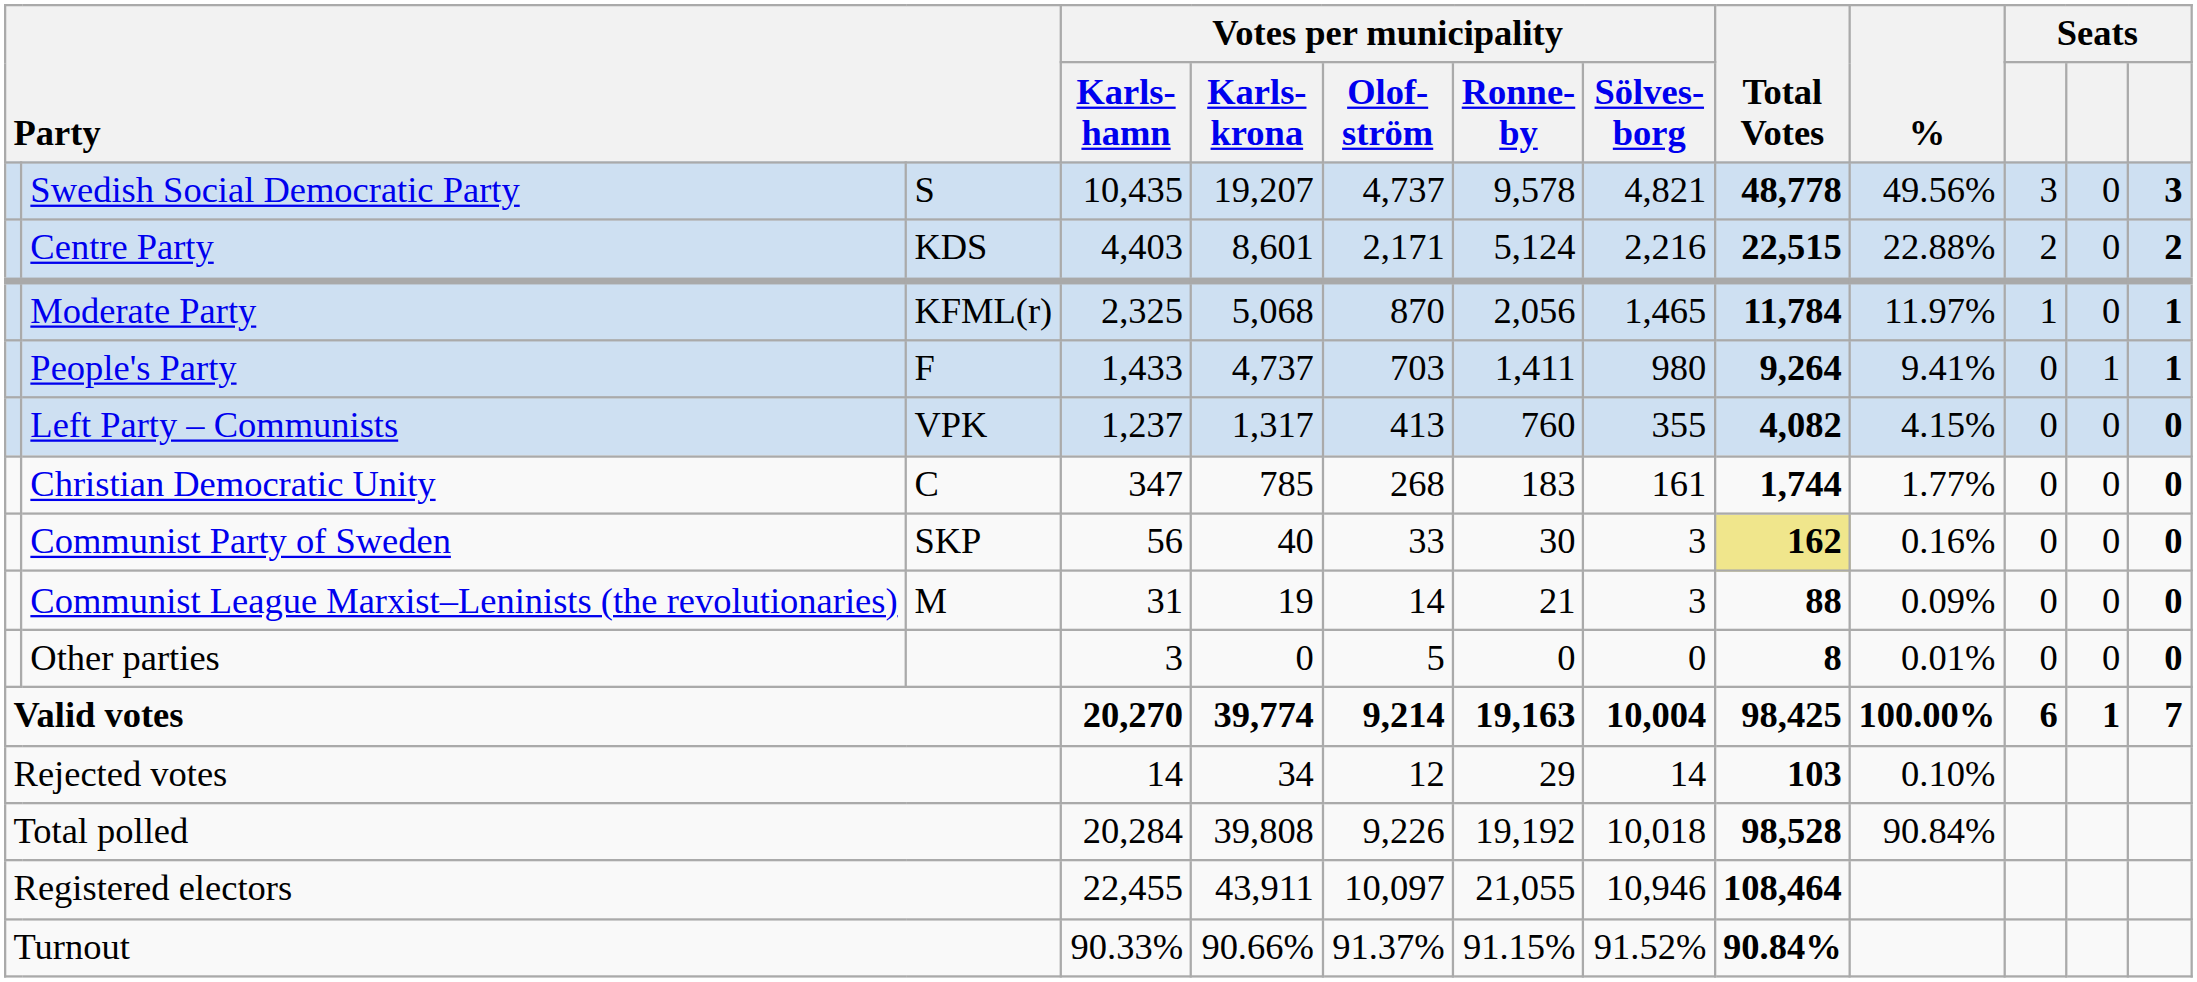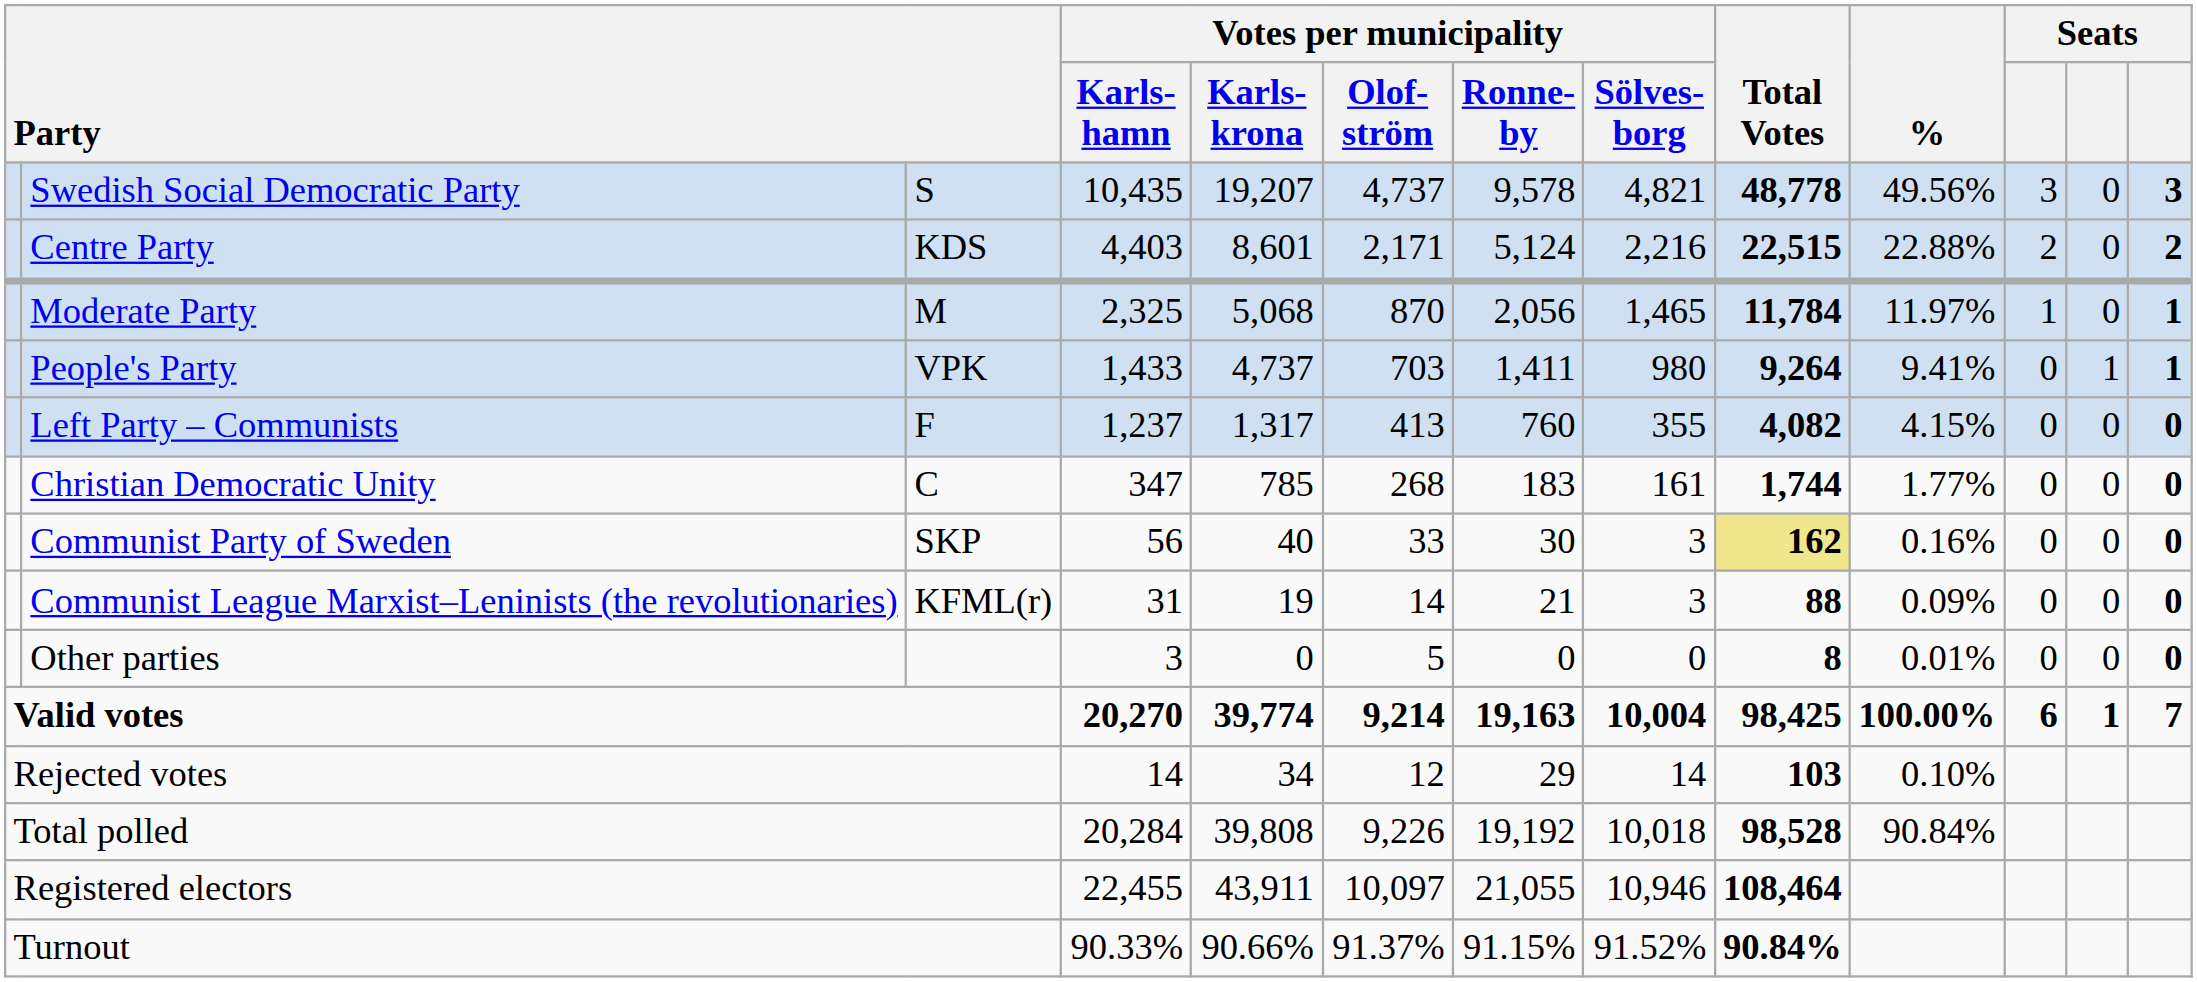(983, 310) KFML(r) -> (931, 310) M
(925, 368) F -> (951, 368) VPK
(951, 426) VPK -> (925, 426) F
(931, 599) M -> (983, 599) KFML(r)
